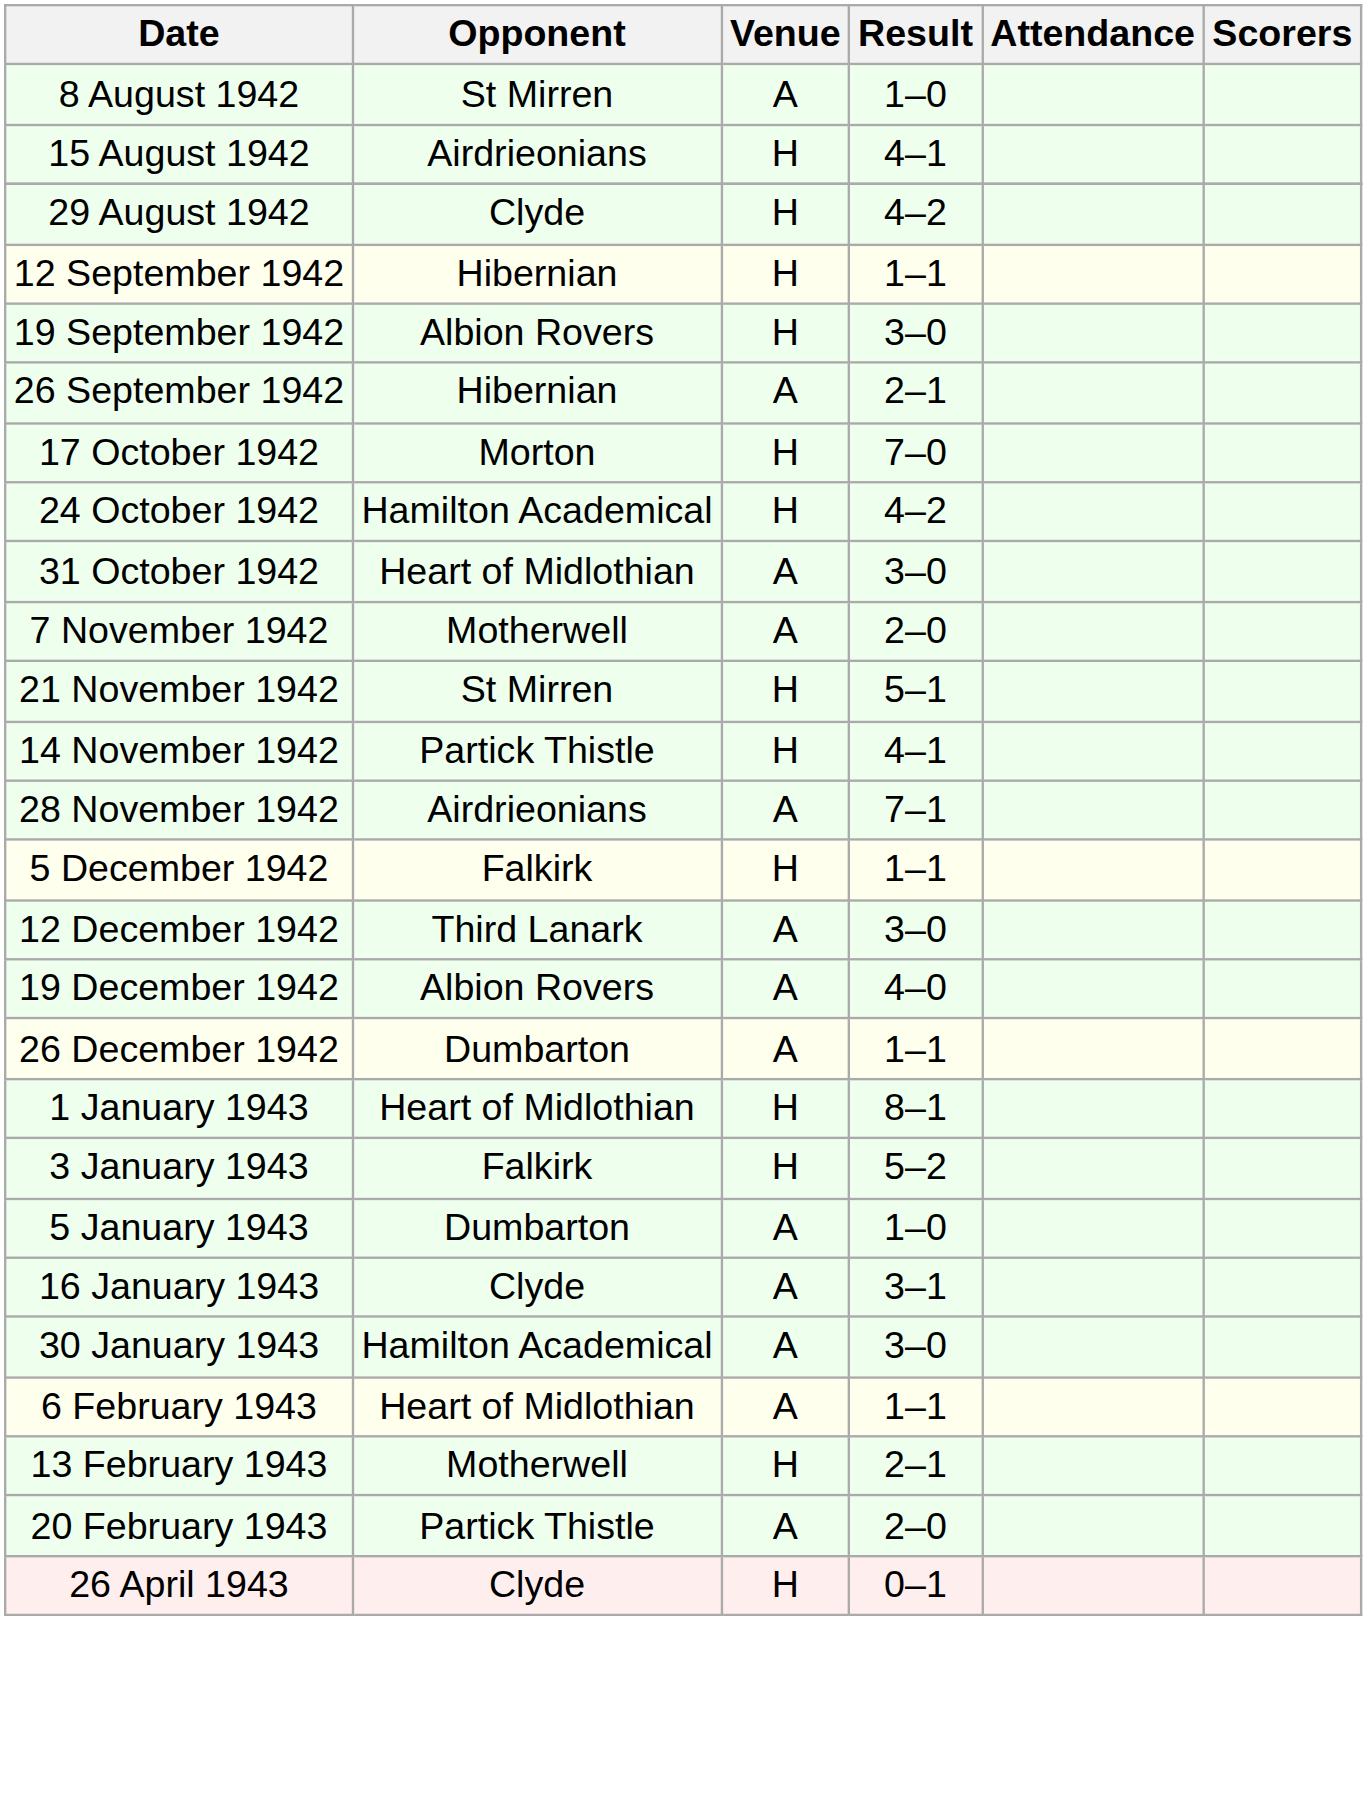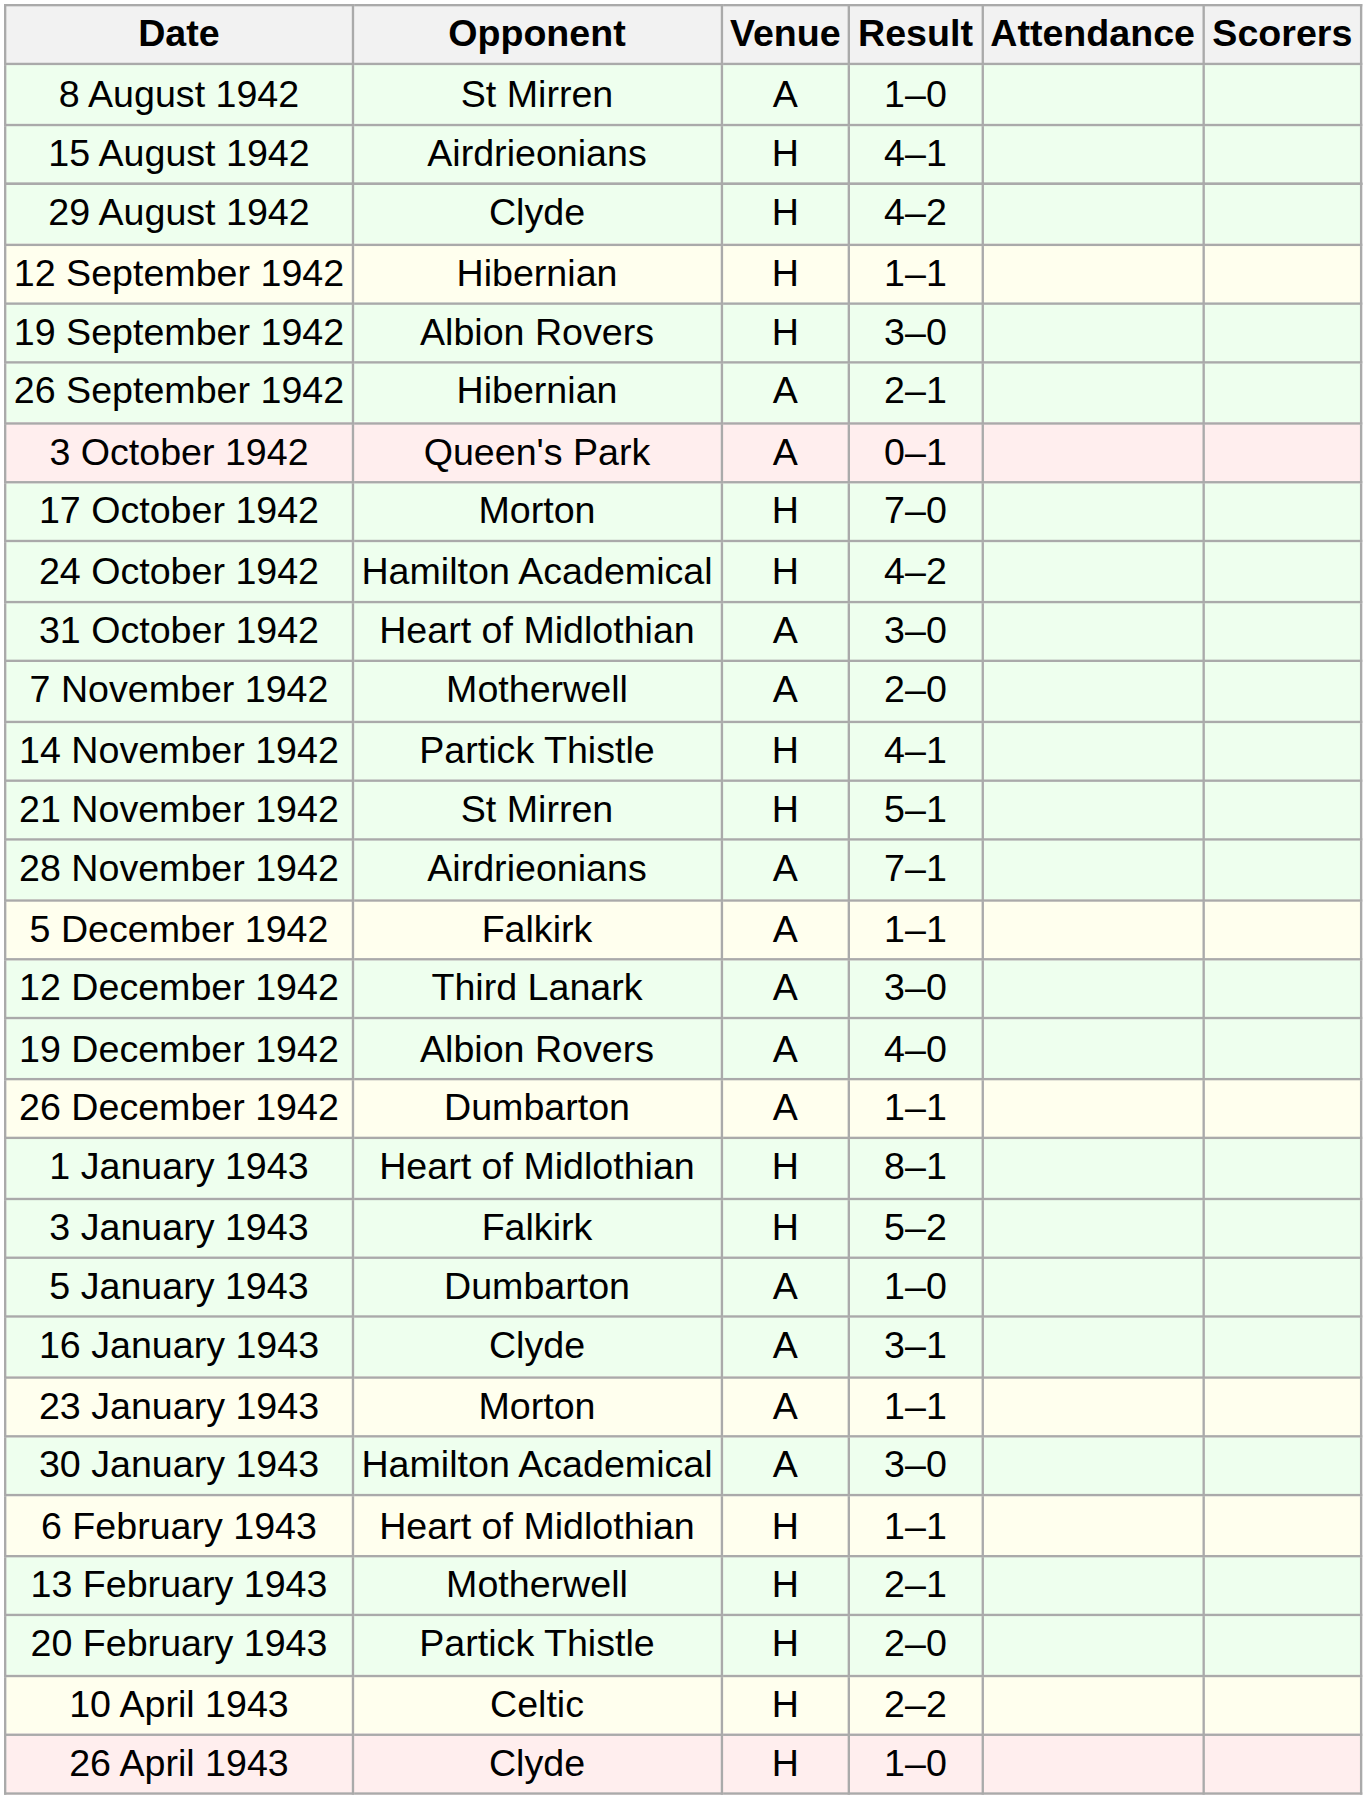+ row: (179, 451)
rows swapped: (179, 749) <-> (179, 690)
(785, 869) H -> (785, 928) A
+ row: (179, 1405)
(785, 1405) A -> (785, 1525) H
(785, 1525) A -> (785, 1644) H
+ row: (179, 1703)
(915, 1584) 0–1 -> (915, 1763) 1–0
